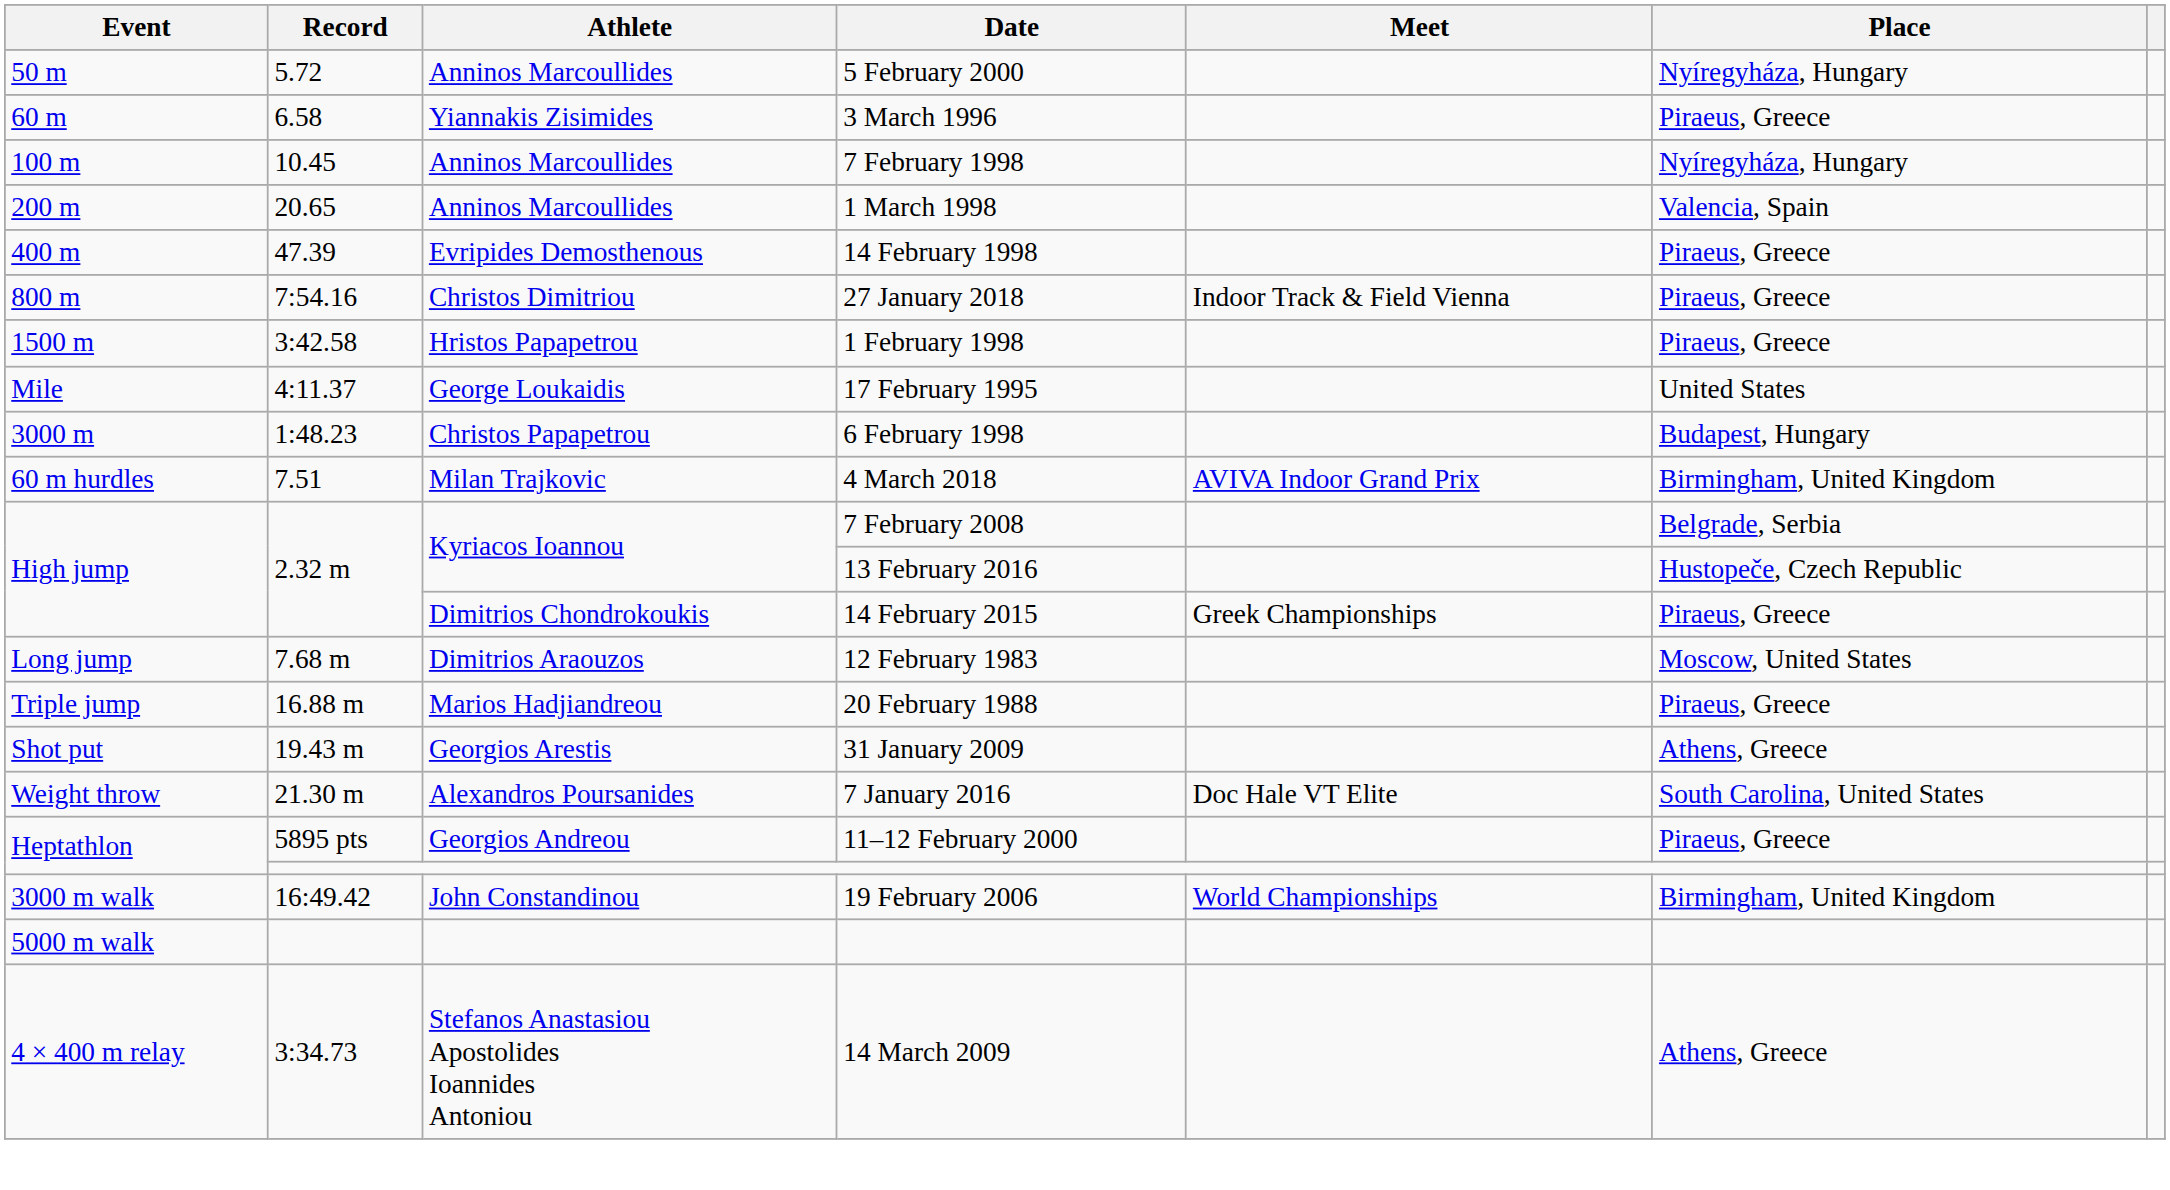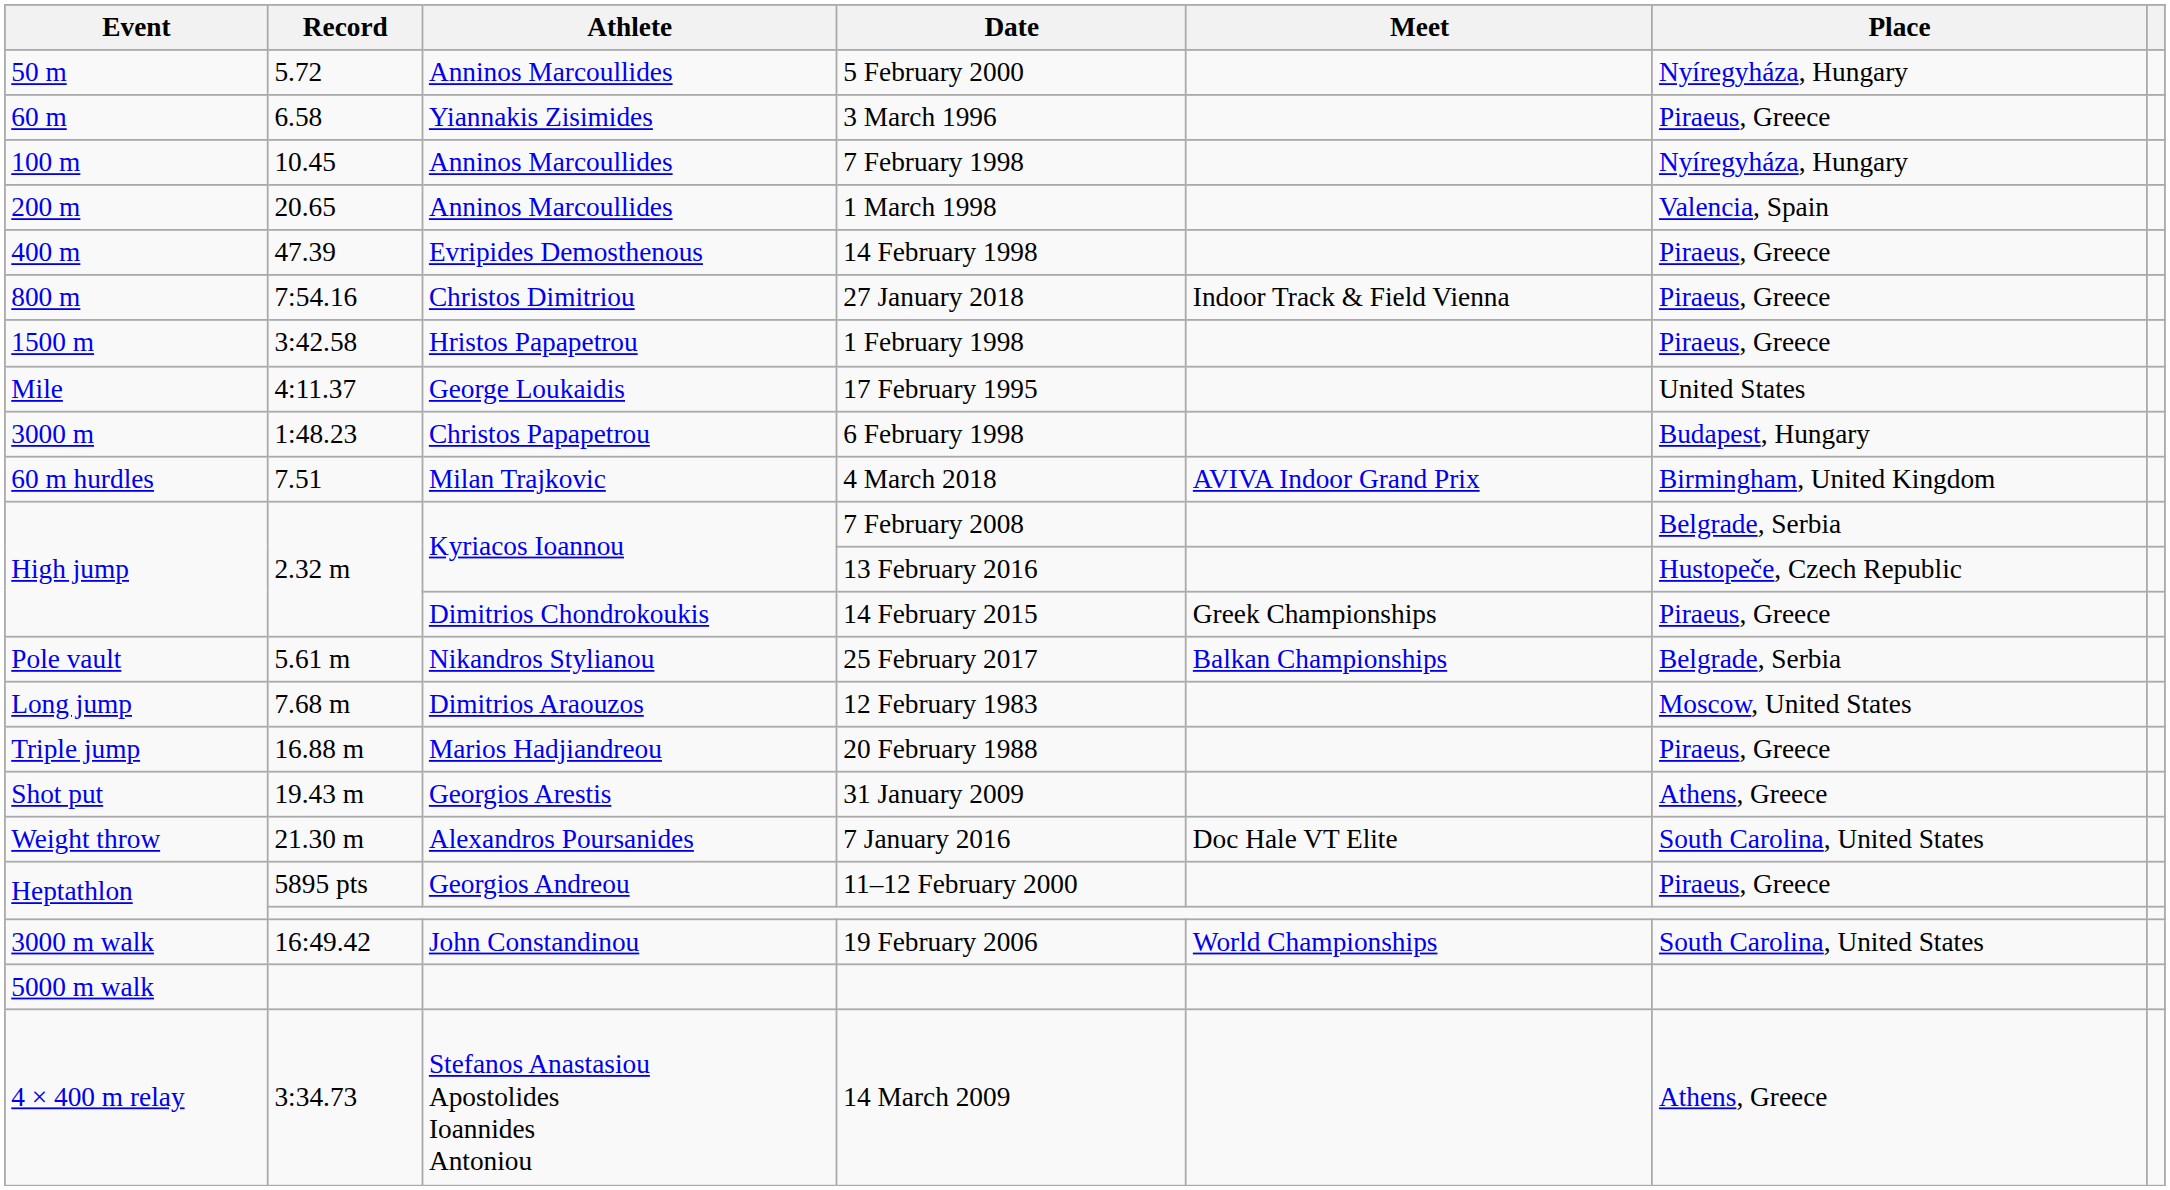+ row: (66, 658)
(1827, 897) Birmingham, United Kingdom -> (1821, 942) South Carolina, United States
